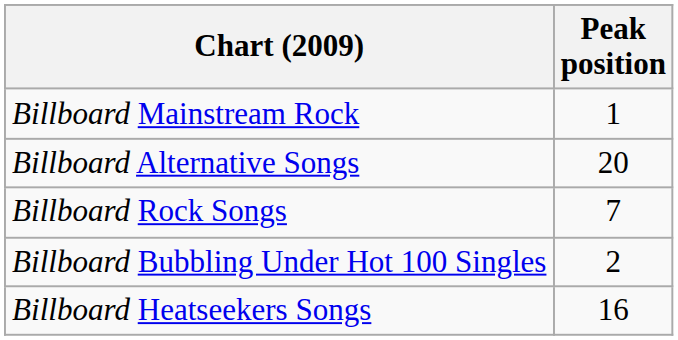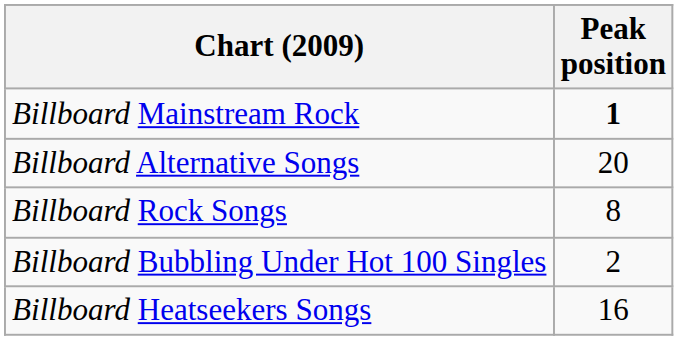(613, 113) normal -> (613, 113) bold
(613, 211) 7 -> (613, 211) 8
